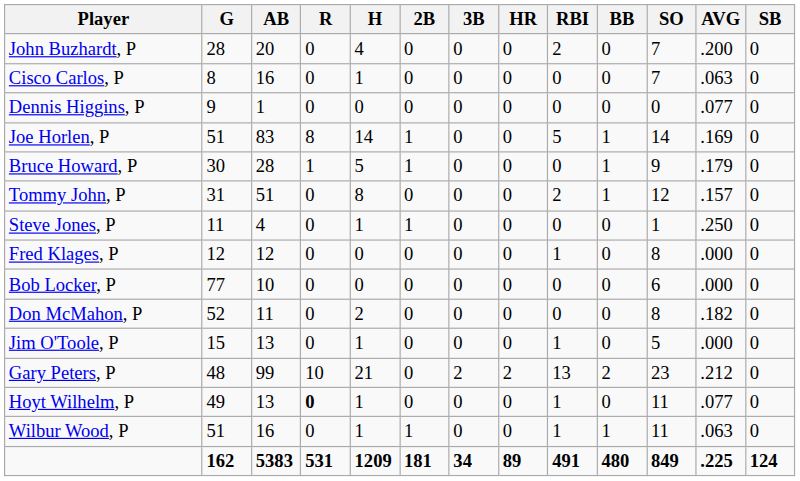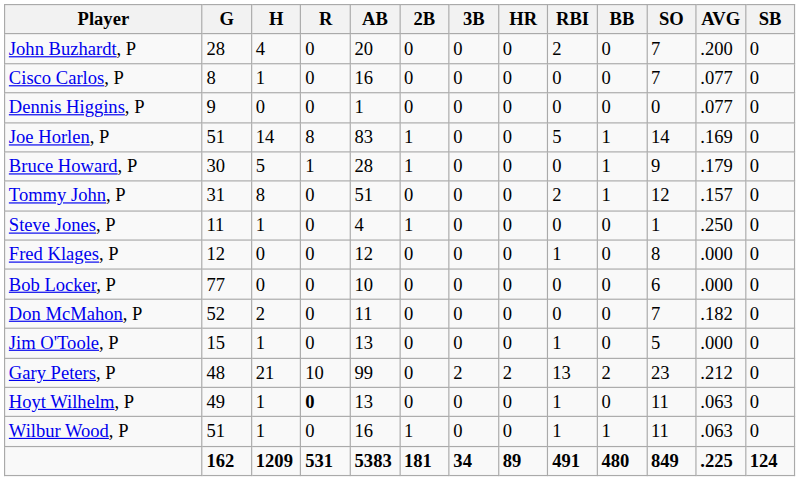columns swapped: (276, 19) <-> (375, 19)
(717, 78) .063 -> (717, 78) .077
(656, 313) 8 -> (656, 313) 7
(717, 401) .077 -> (717, 401) .063
